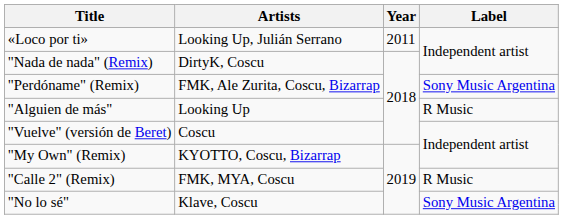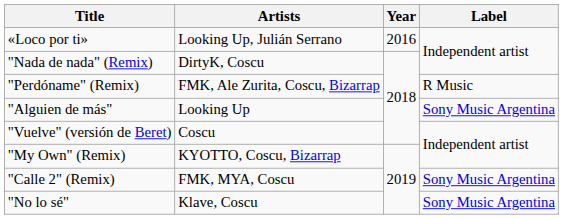(401, 39) 2011 -> (401, 39) 2016
(489, 86) Sony Music Argentina -> (448, 86) R Music
(448, 109) R Music -> (489, 109) Sony Music Argentina
(448, 179) R Music -> (489, 179) Sony Music Argentina
